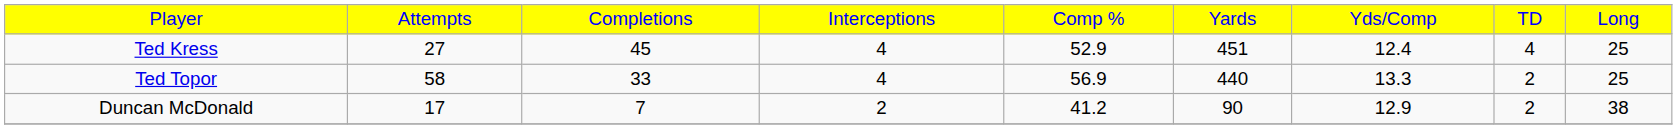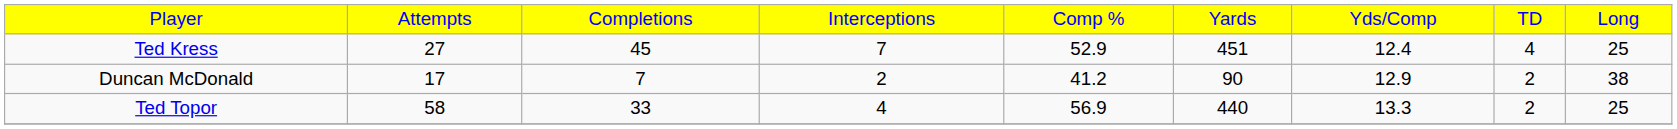(882, 49) 4 -> (882, 49) 7
rows swapped: (176, 78) <-> (176, 108)
